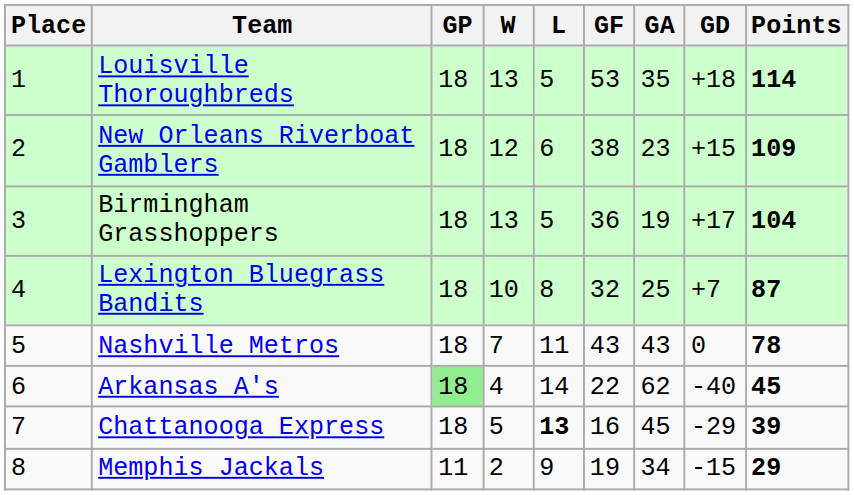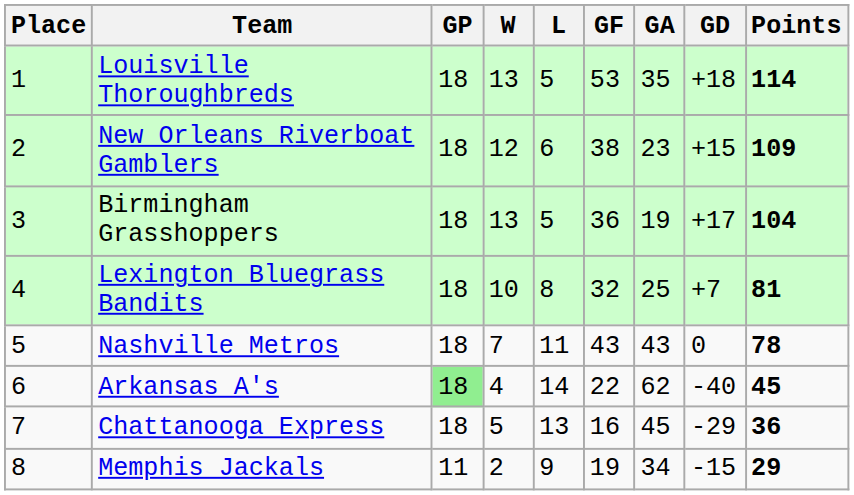(766, 290) 87 -> (766, 290) 81
(554, 427) bold -> (554, 427) normal
(766, 427) 39 -> (766, 427) 36
